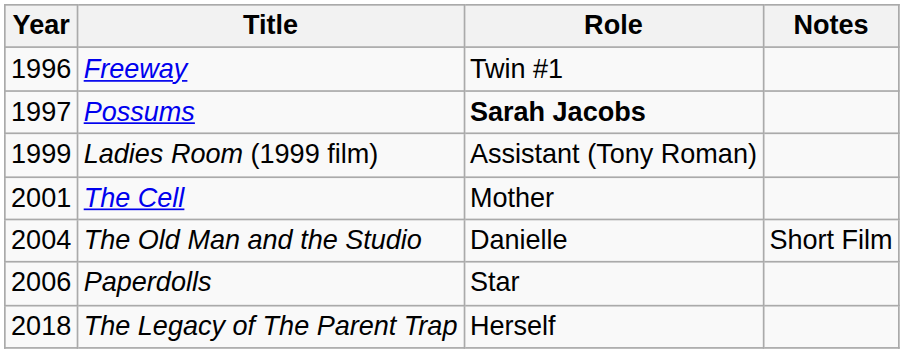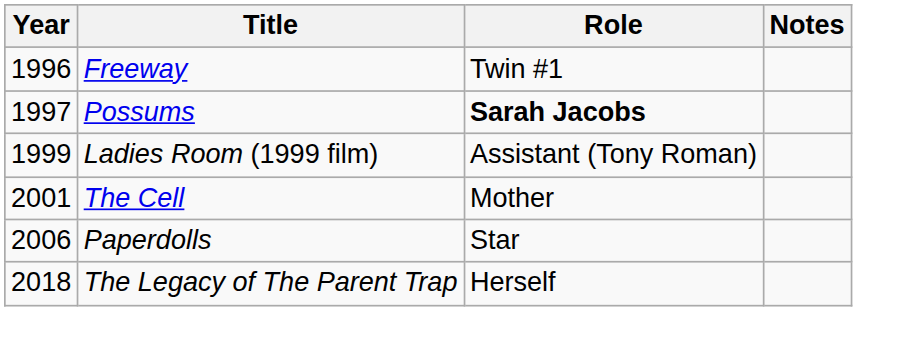- row: (253, 240)
